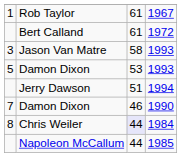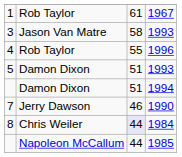- row: (10, 32)
+ row: (10, 50)
(136, 69) 53 -> (136, 69) 51
(55, 87) Jerry Dawson -> (54, 87) Damon Dixon
(54, 106) Damon Dixon -> (55, 106) Jerry Dawson
